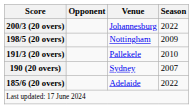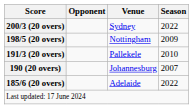(133, 26) Johannesburg -> (122, 26) Sydney
(122, 69) Sydney -> (133, 69) Johannesburg
